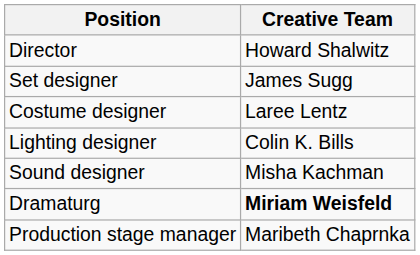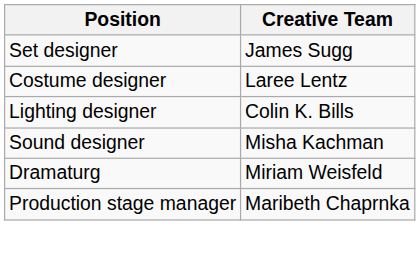- row: (43, 50)
(319, 204) bold -> (314, 173) normal
